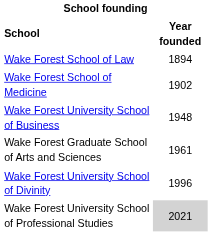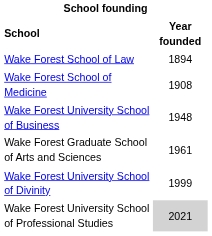(180, 85) 1902 -> (180, 85) 1908
(180, 183) 1996 -> (180, 183) 1999
